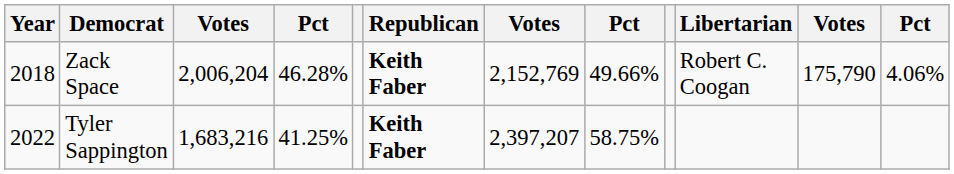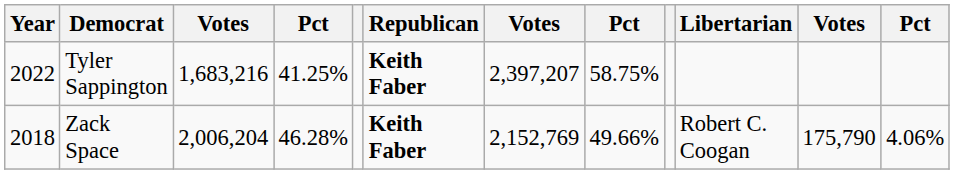rows swapped: (92, 73) <-> (117, 137)
